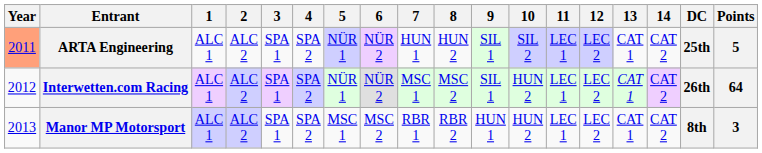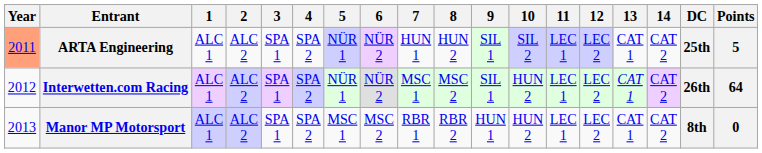(736, 127) 3 -> (736, 127) 0
